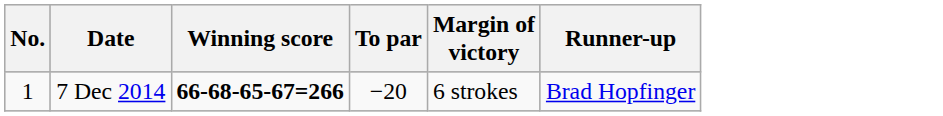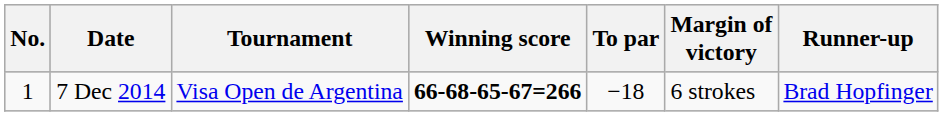+ column: (290, 38)
(388, 91) −20 -> (626, 91) −18
